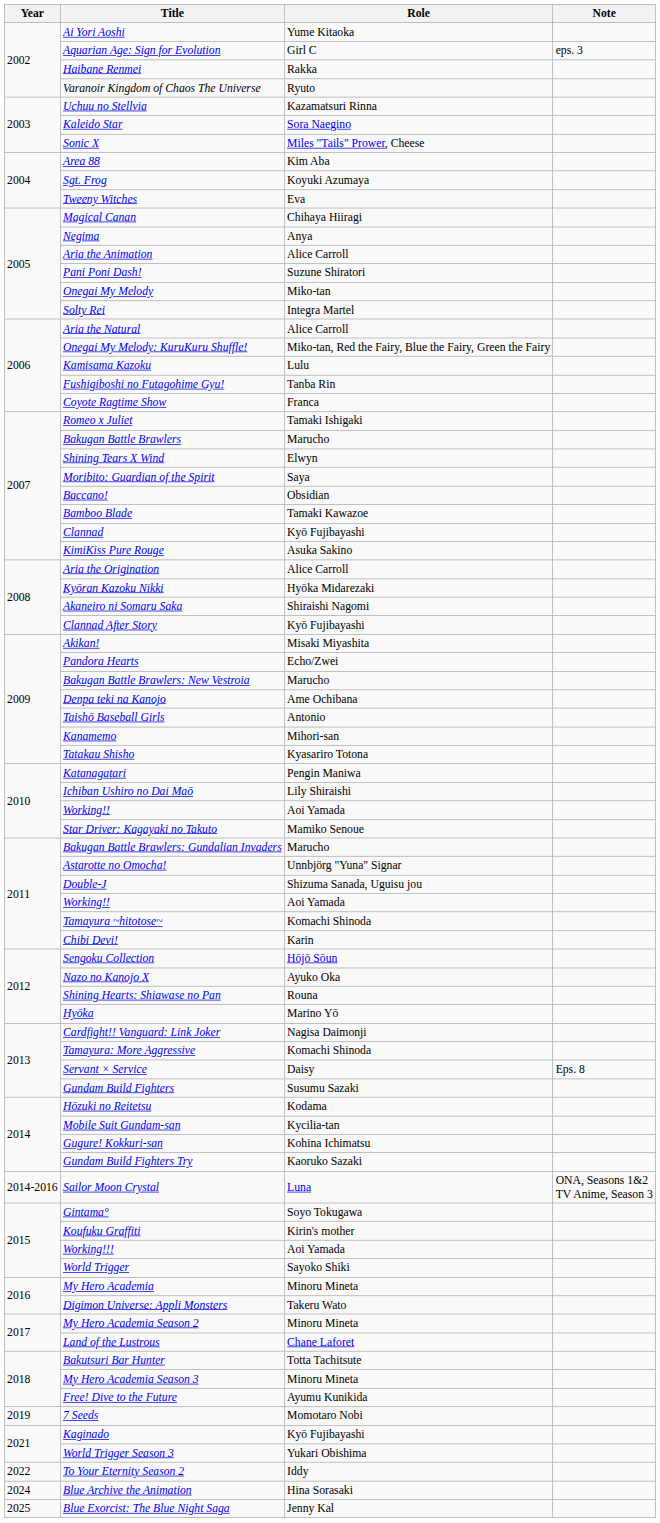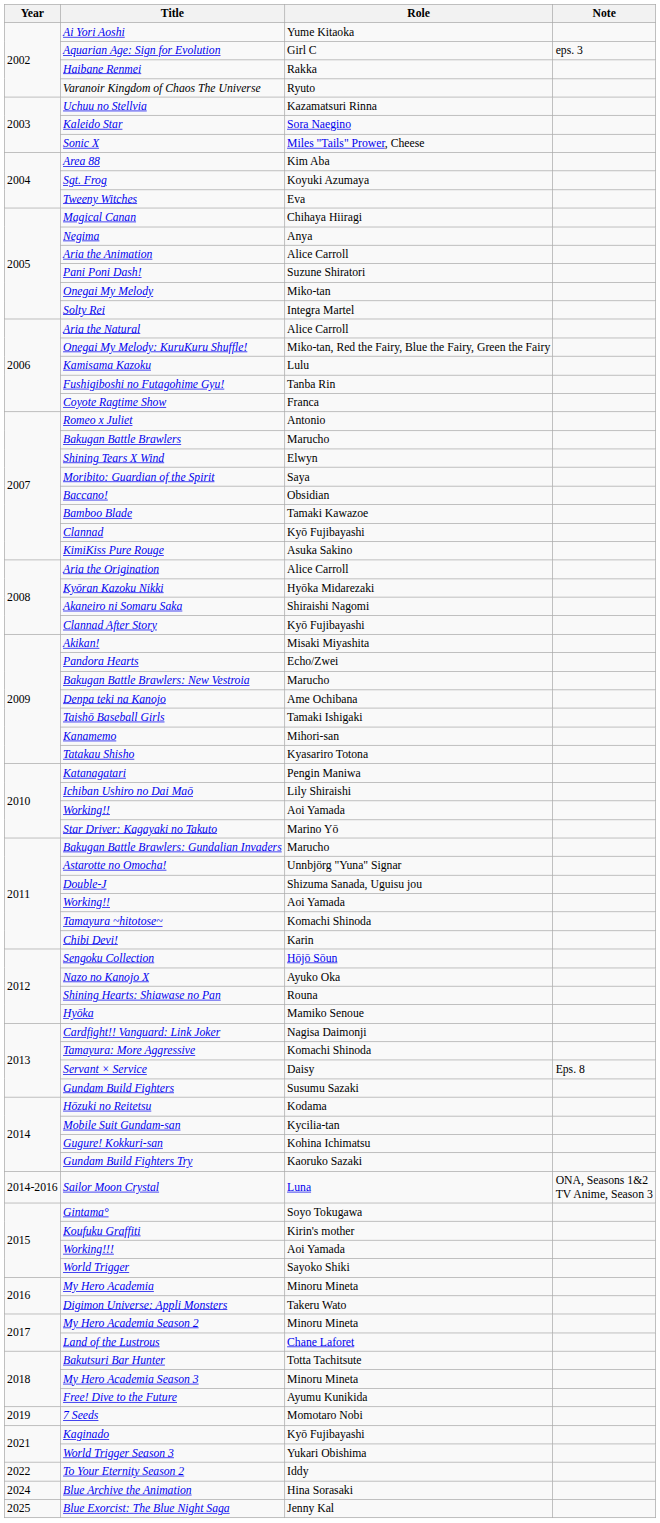(325, 421) Tamaki Ishigaki -> (306, 421) Antonio
(306, 717) Antonio -> (325, 717) Tamaki Ishigaki
(326, 828) Mamiko Senoue -> (313, 828) Marino Yō
(313, 1014) Marino Yō -> (326, 1014) Mamiko Senoue
